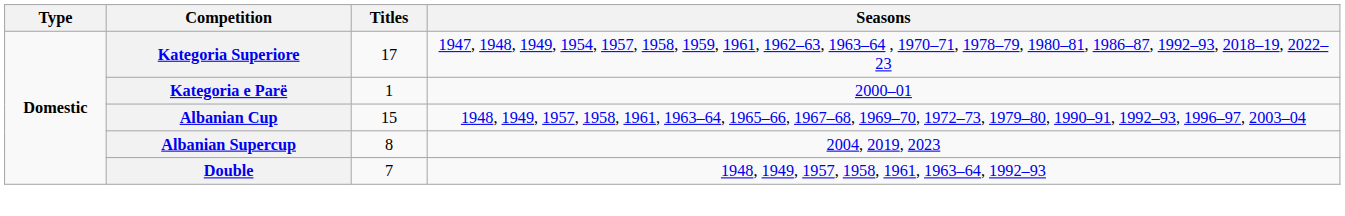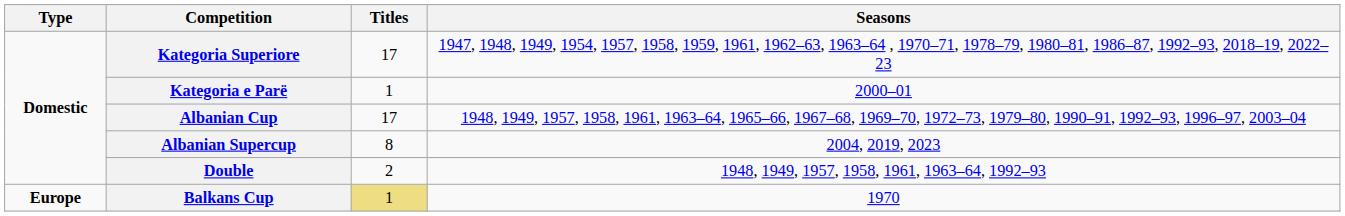(389, 117) 15 -> (389, 117) 17
(389, 171) 7 -> (389, 171) 2
+ row: (229, 198)
